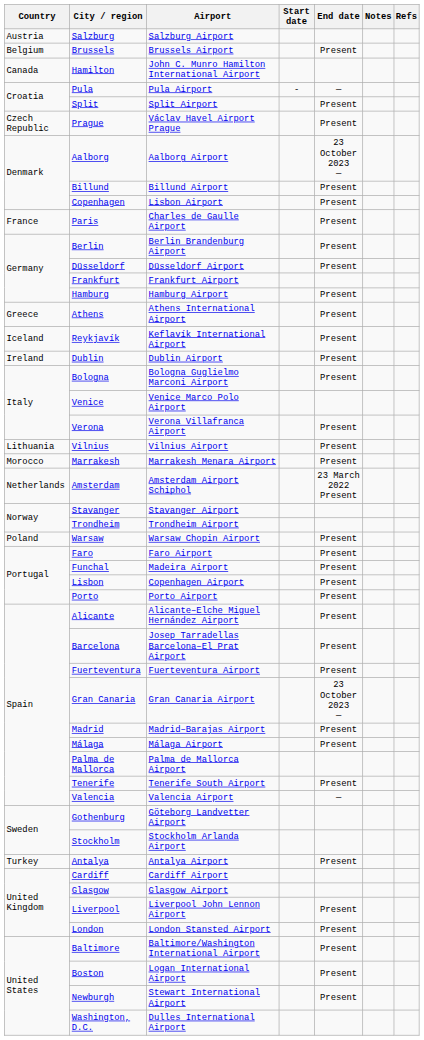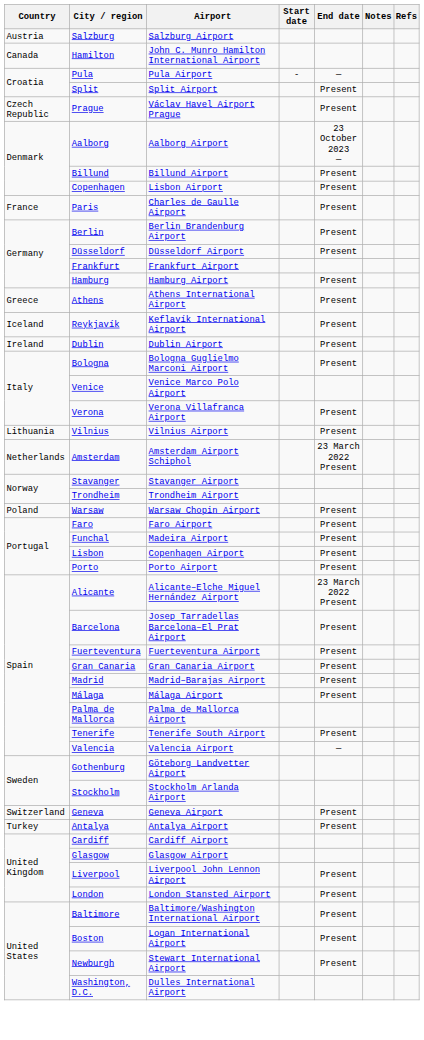- row: (93, 51)
- row: (96, 461)
(339, 616) Present -> (339, 593) 23 March 2022 Present
(339, 700) 23 October 2023 — -> (339, 666) Present
+ row: (88, 812)
